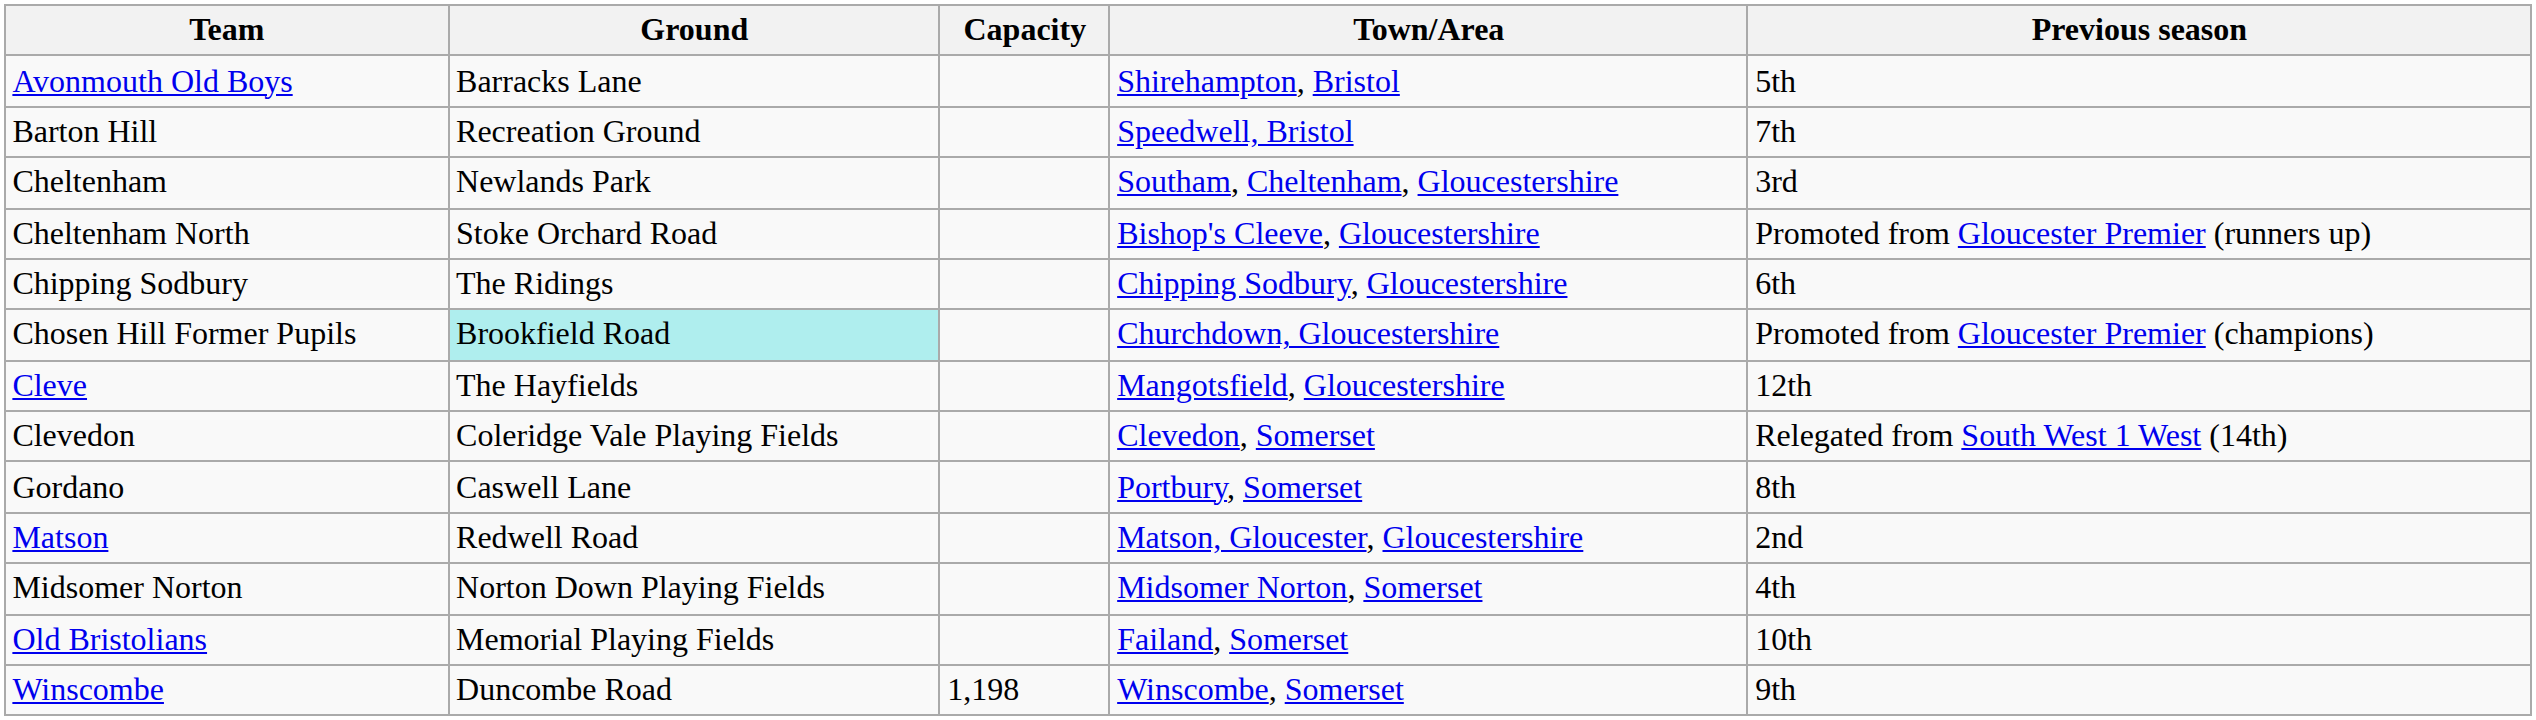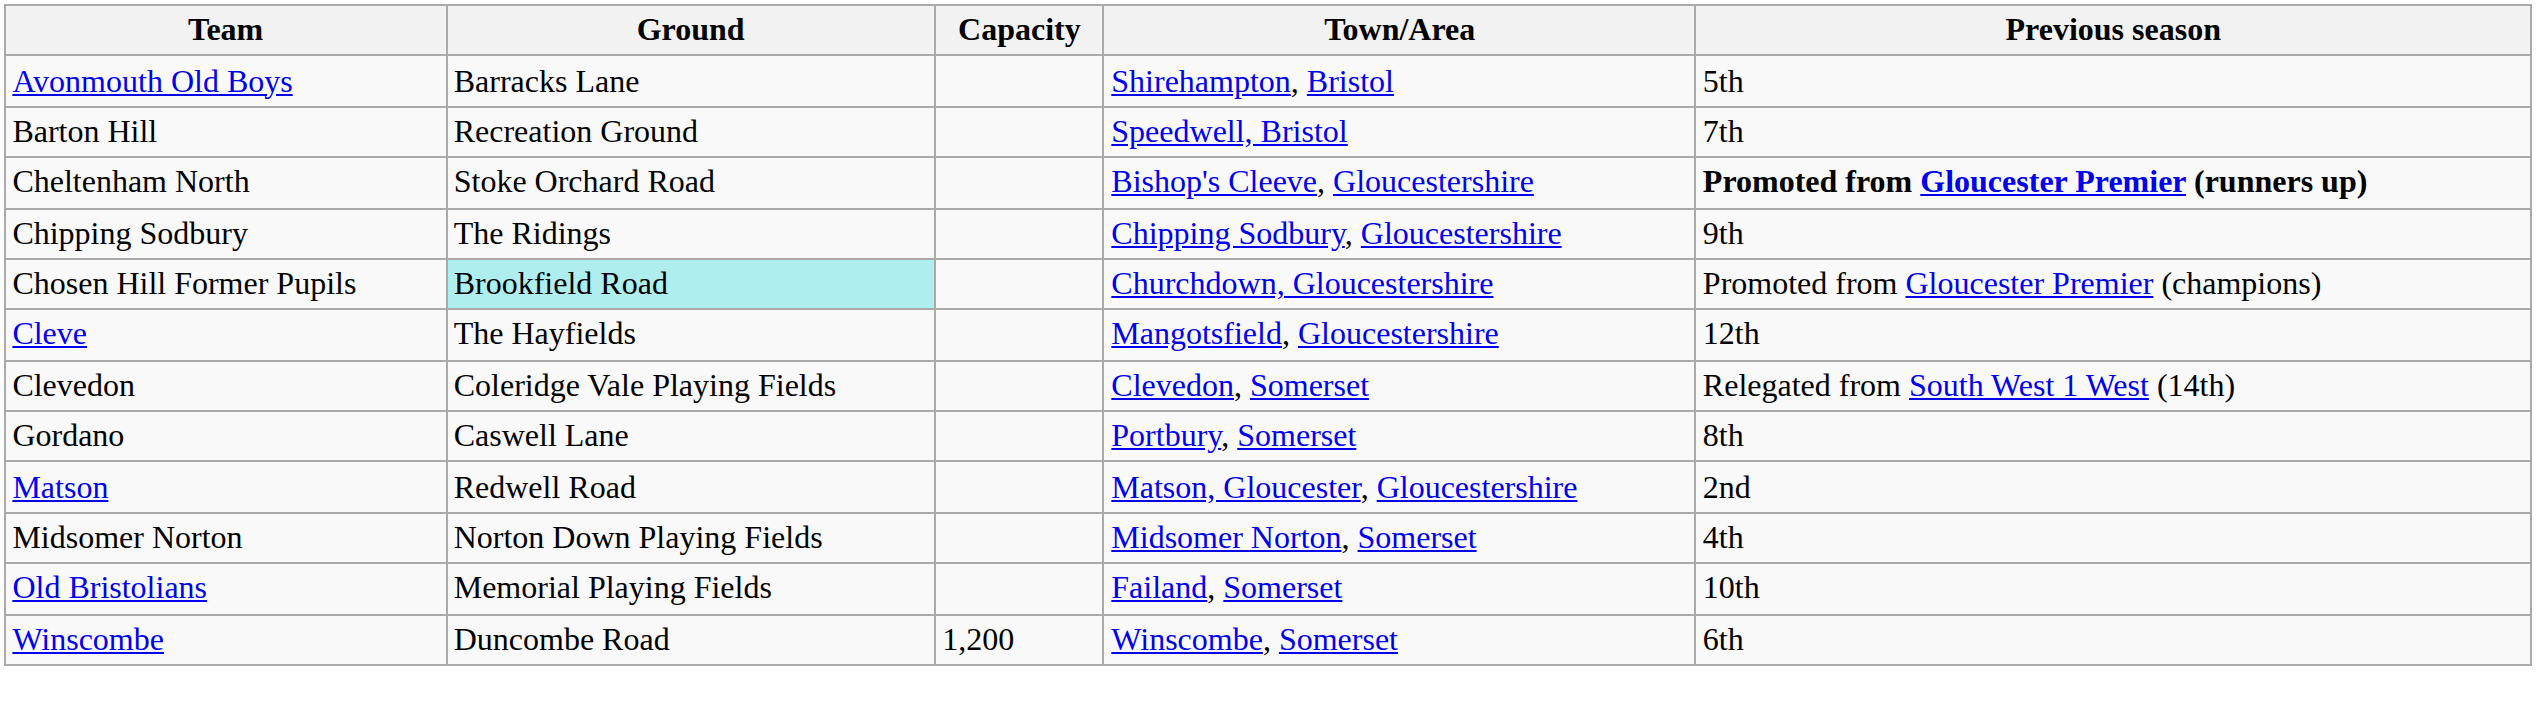- row: (90, 182)
(2063, 232) normal -> (2035, 182) bold
(1776, 283) 6th -> (1723, 232) 9th
(983, 689) 1,198 -> (978, 638) 1,200
(1776, 689) 9th -> (1723, 638) 6th
